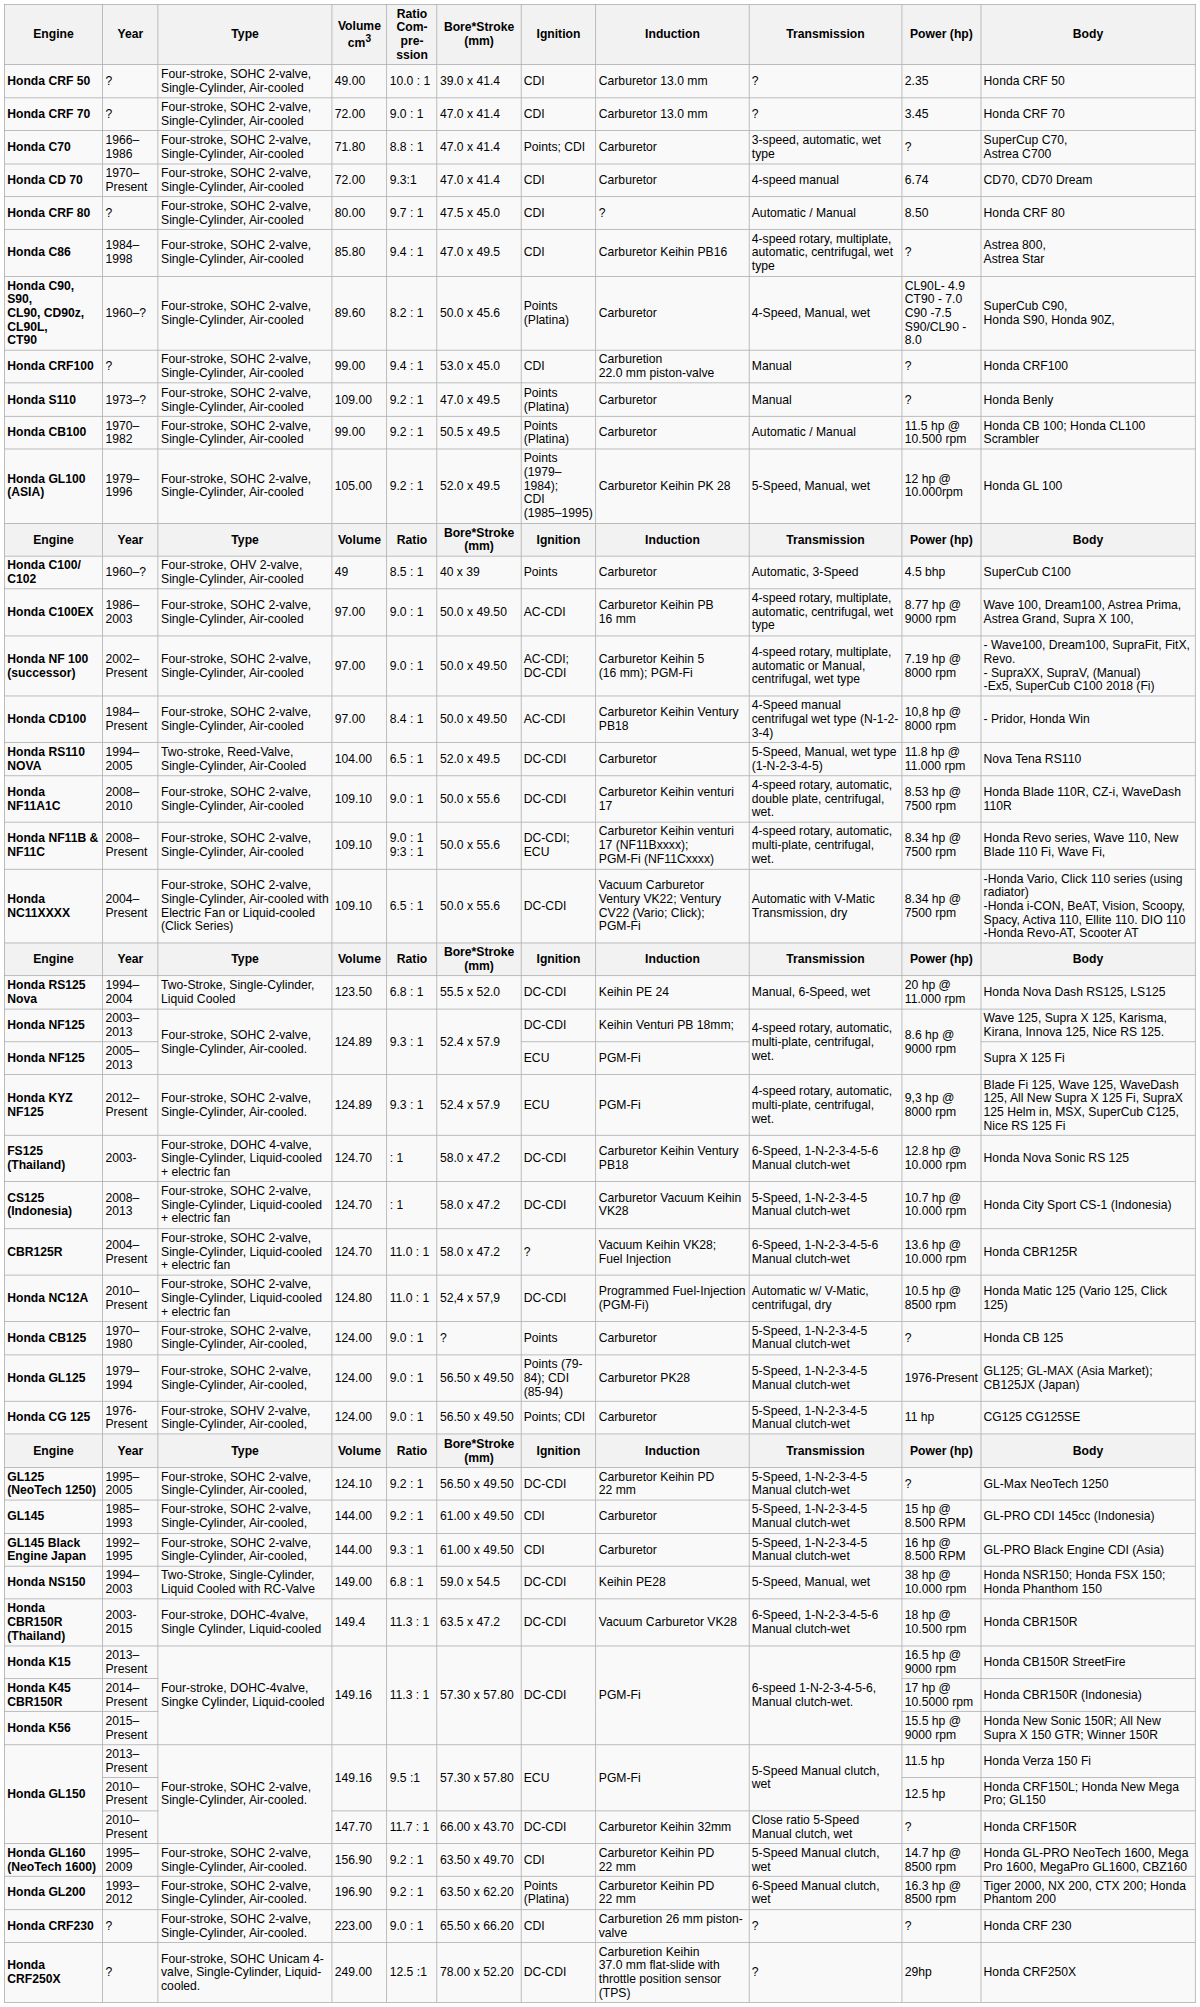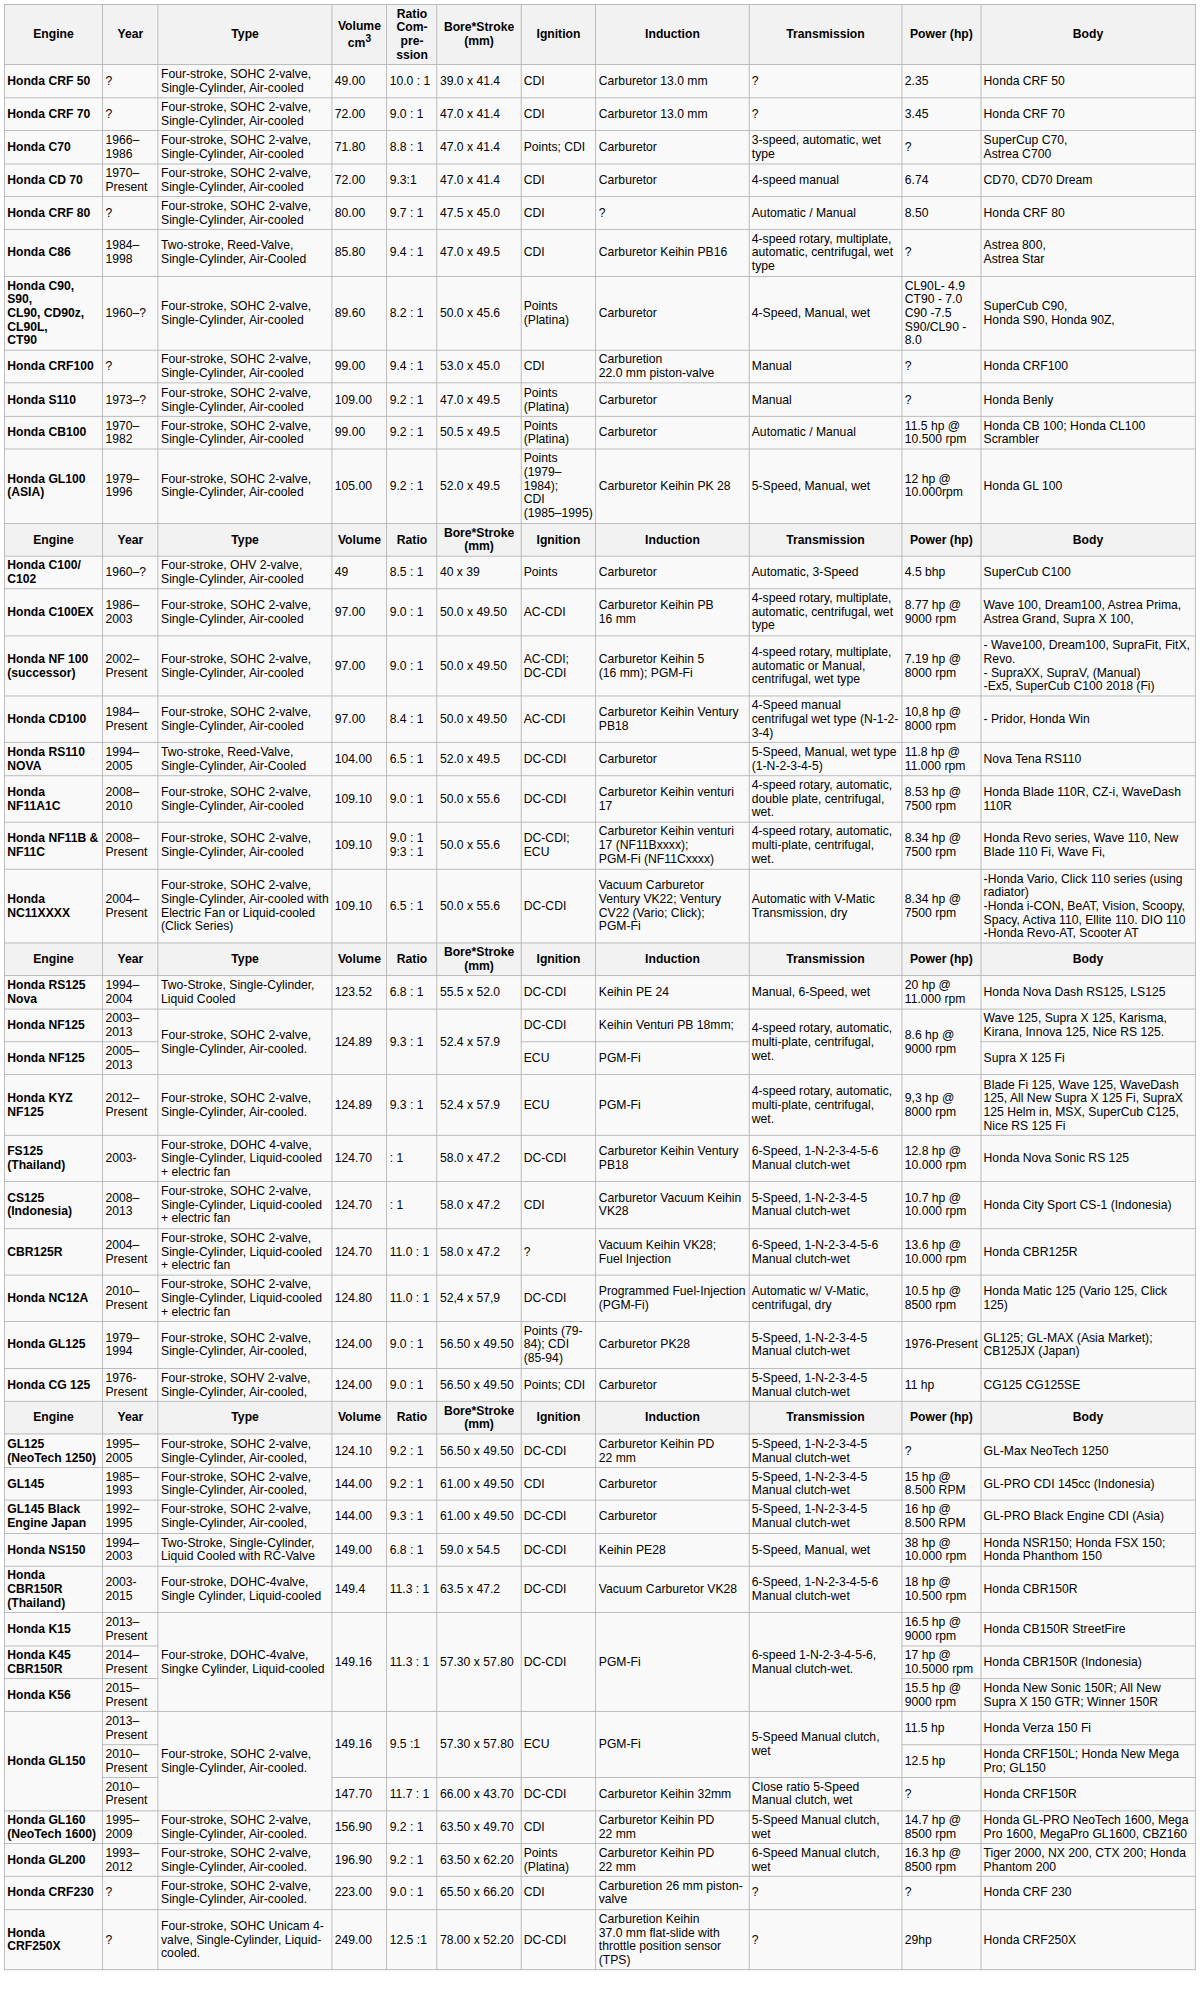(236, 252) Four-stroke, SOHC 2-valve, Single-Cylinder, Air-cooled -> (234, 252) Two-stroke, Reed-Valve, Single-Cylinder, Air-Cooled
(353, 992) 123.50 -> (353, 992) 123.52
(545, 1205) DC-CDI -> (534, 1205) CDI
- row: (47, 1338)
(534, 1549) CDI -> (545, 1516) DC-CDI
